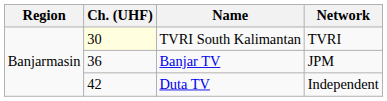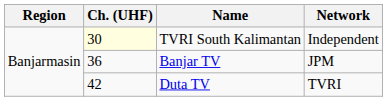(324, 38) TVRI -> (343, 38) Independent
(343, 84) Independent -> (324, 84) TVRI
